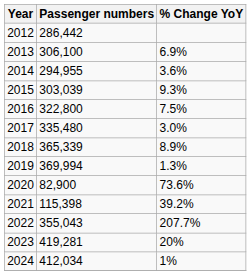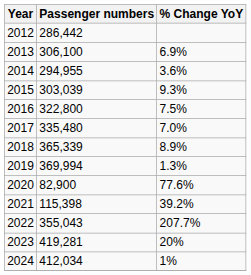(173, 128) 3.0% -> (173, 128) 7.0%
(177, 185) 73.6% -> (177, 185) 77.6%
